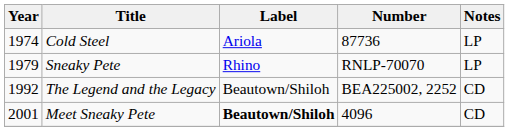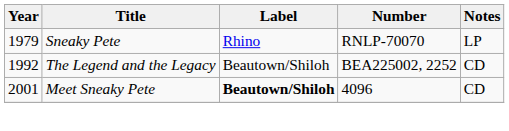- row: (78, 41)
